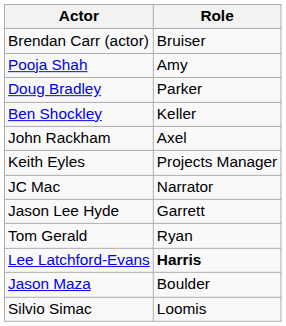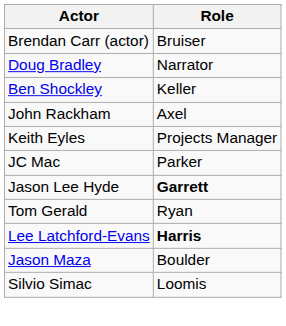- row: (48, 65)
(179, 89) Parker -> (185, 65) Narrator
(185, 187) Narrator -> (179, 162) Parker
(181, 211) normal -> (182, 187) bold
